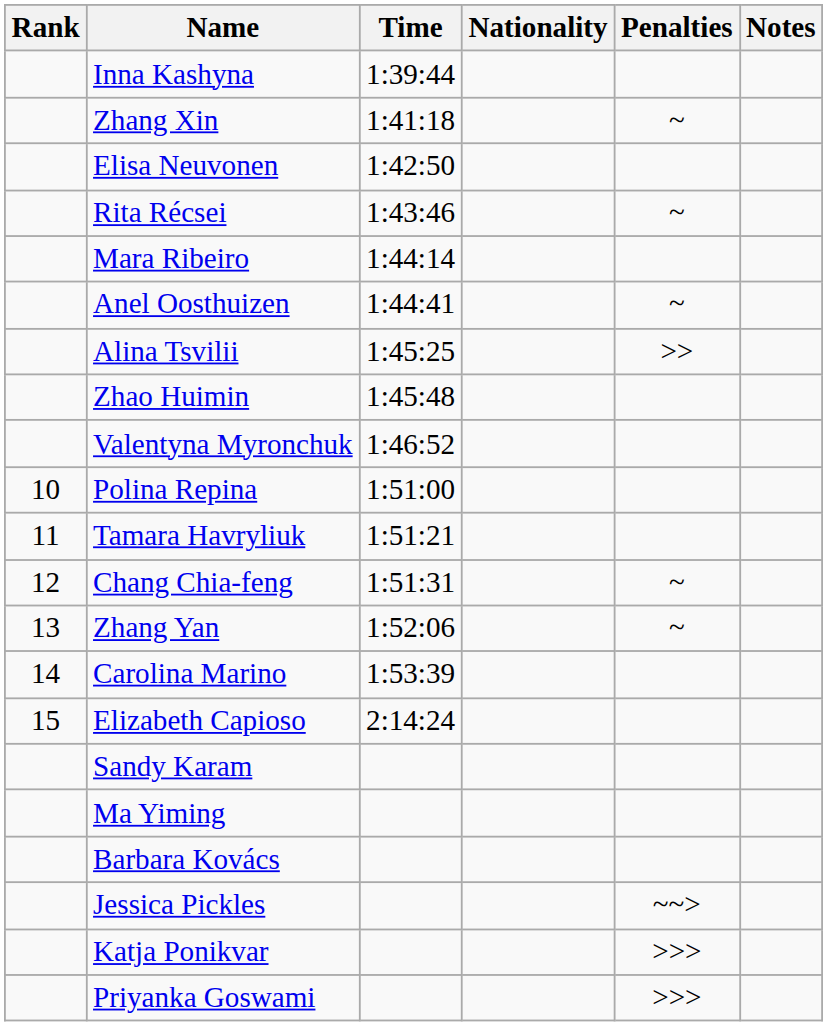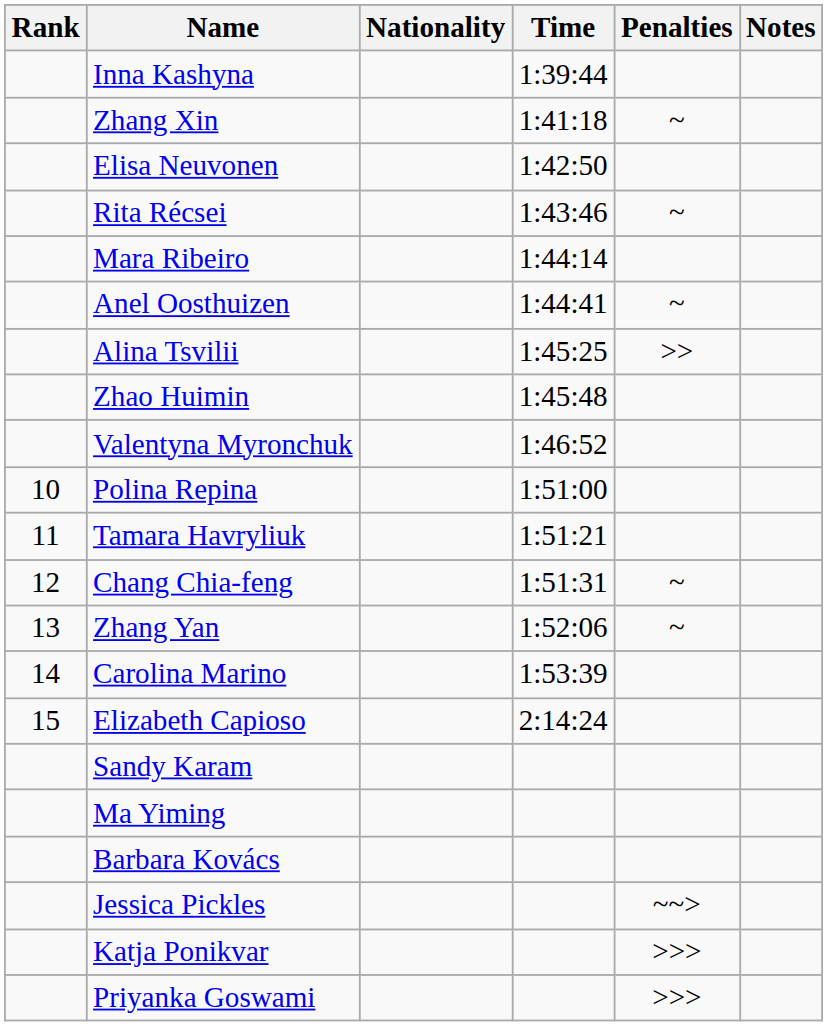columns swapped: (538, 27) <-> (411, 27)
